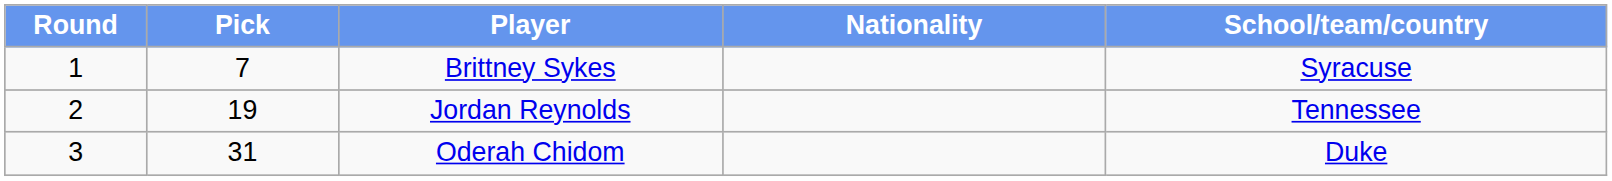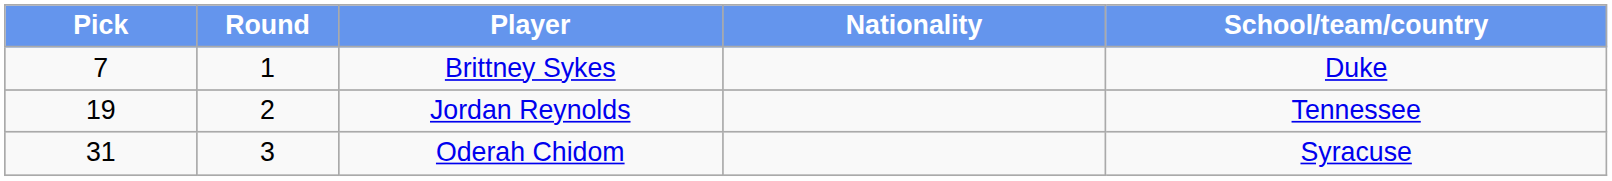columns swapped: (76, 25) <-> (242, 25)
(1356, 68) Syracuse -> (1356, 68) Duke
(1356, 152) Duke -> (1356, 152) Syracuse
